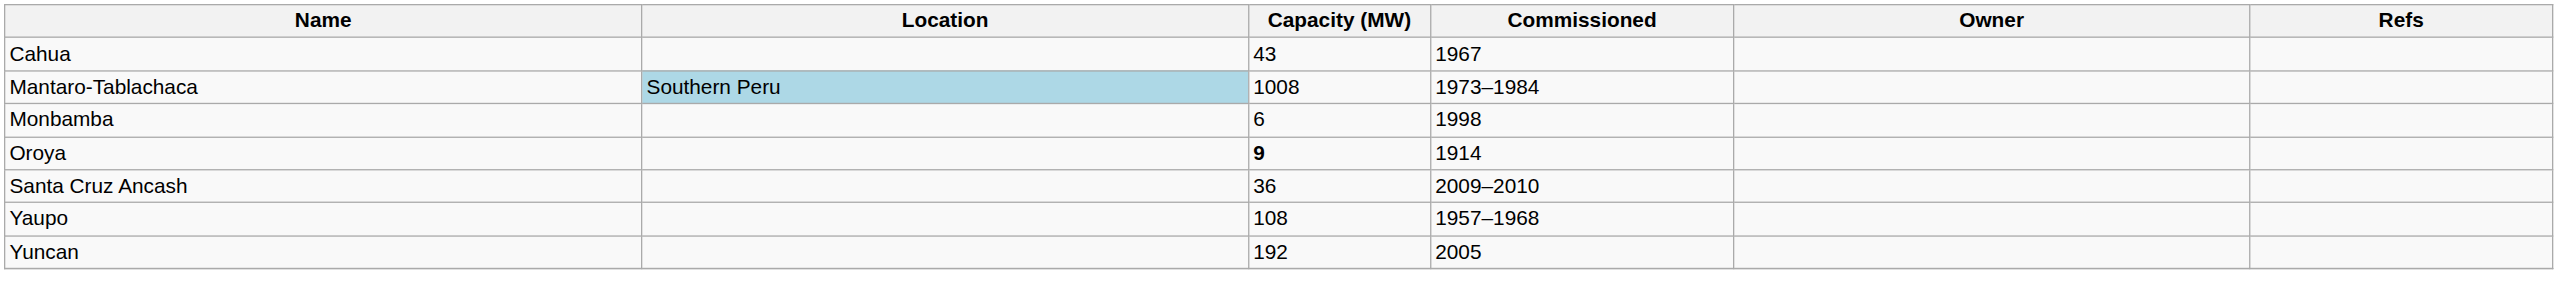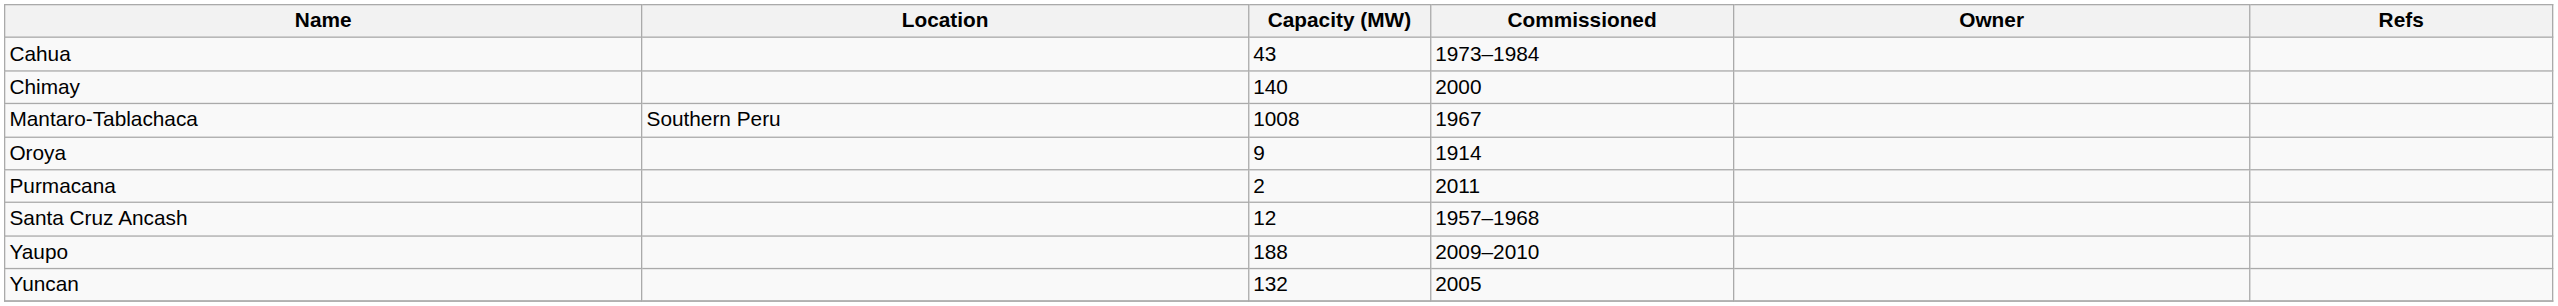(1458, 53) 1967 -> (1487, 53) 1973–1984
+ row: (45, 86)
(714, 86) lightblue background -> (714, 119) no background
(1487, 86) 1973–1984 -> (1458, 119) 1967
- row: (61, 119)
(1259, 152) bold -> (1259, 152) normal
+ row: (63, 185)
(1265, 185) 36 -> (1265, 218) 12
(1487, 185) 2009–2010 -> (1487, 218) 1957–1968
(1271, 218) 108 -> (1271, 251) 188
(1487, 218) 1957–1968 -> (1487, 251) 2009–2010
(1271, 251) 192 -> (1271, 284) 132
